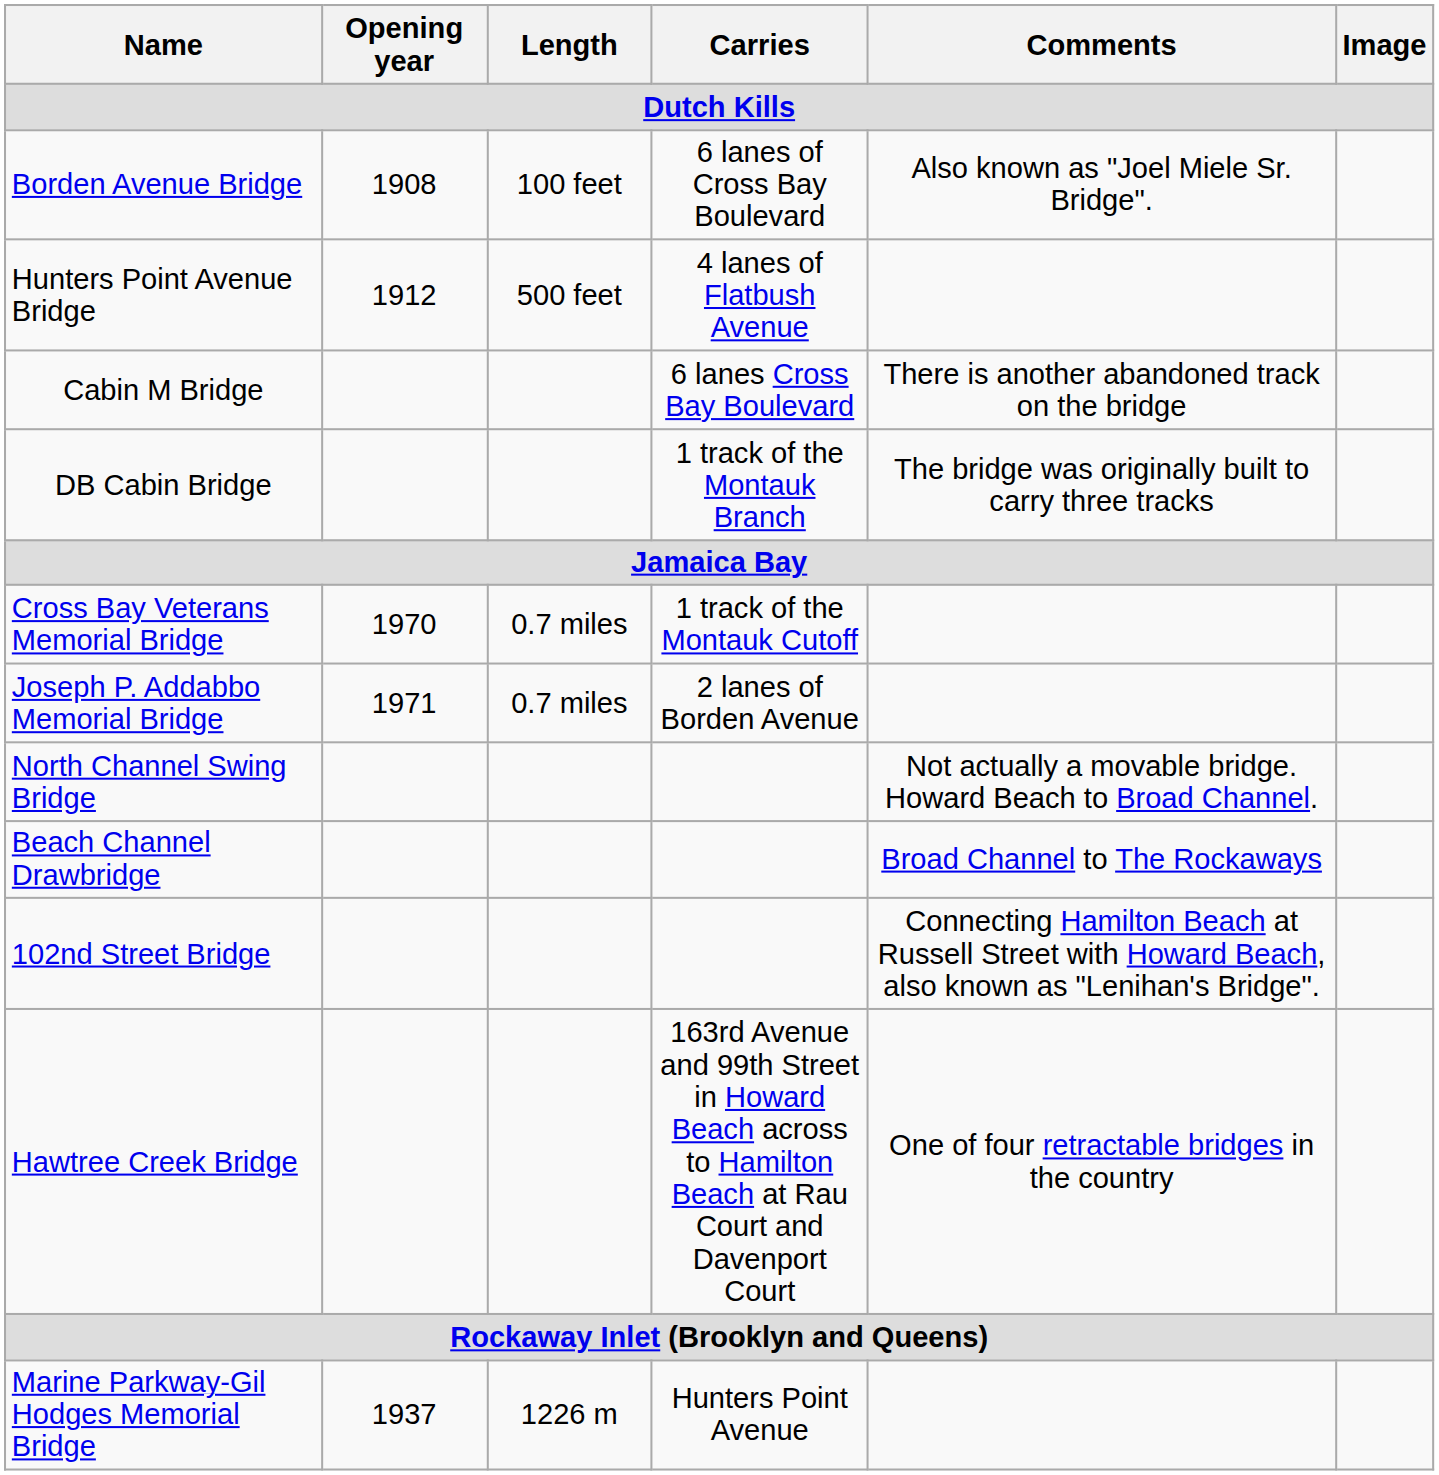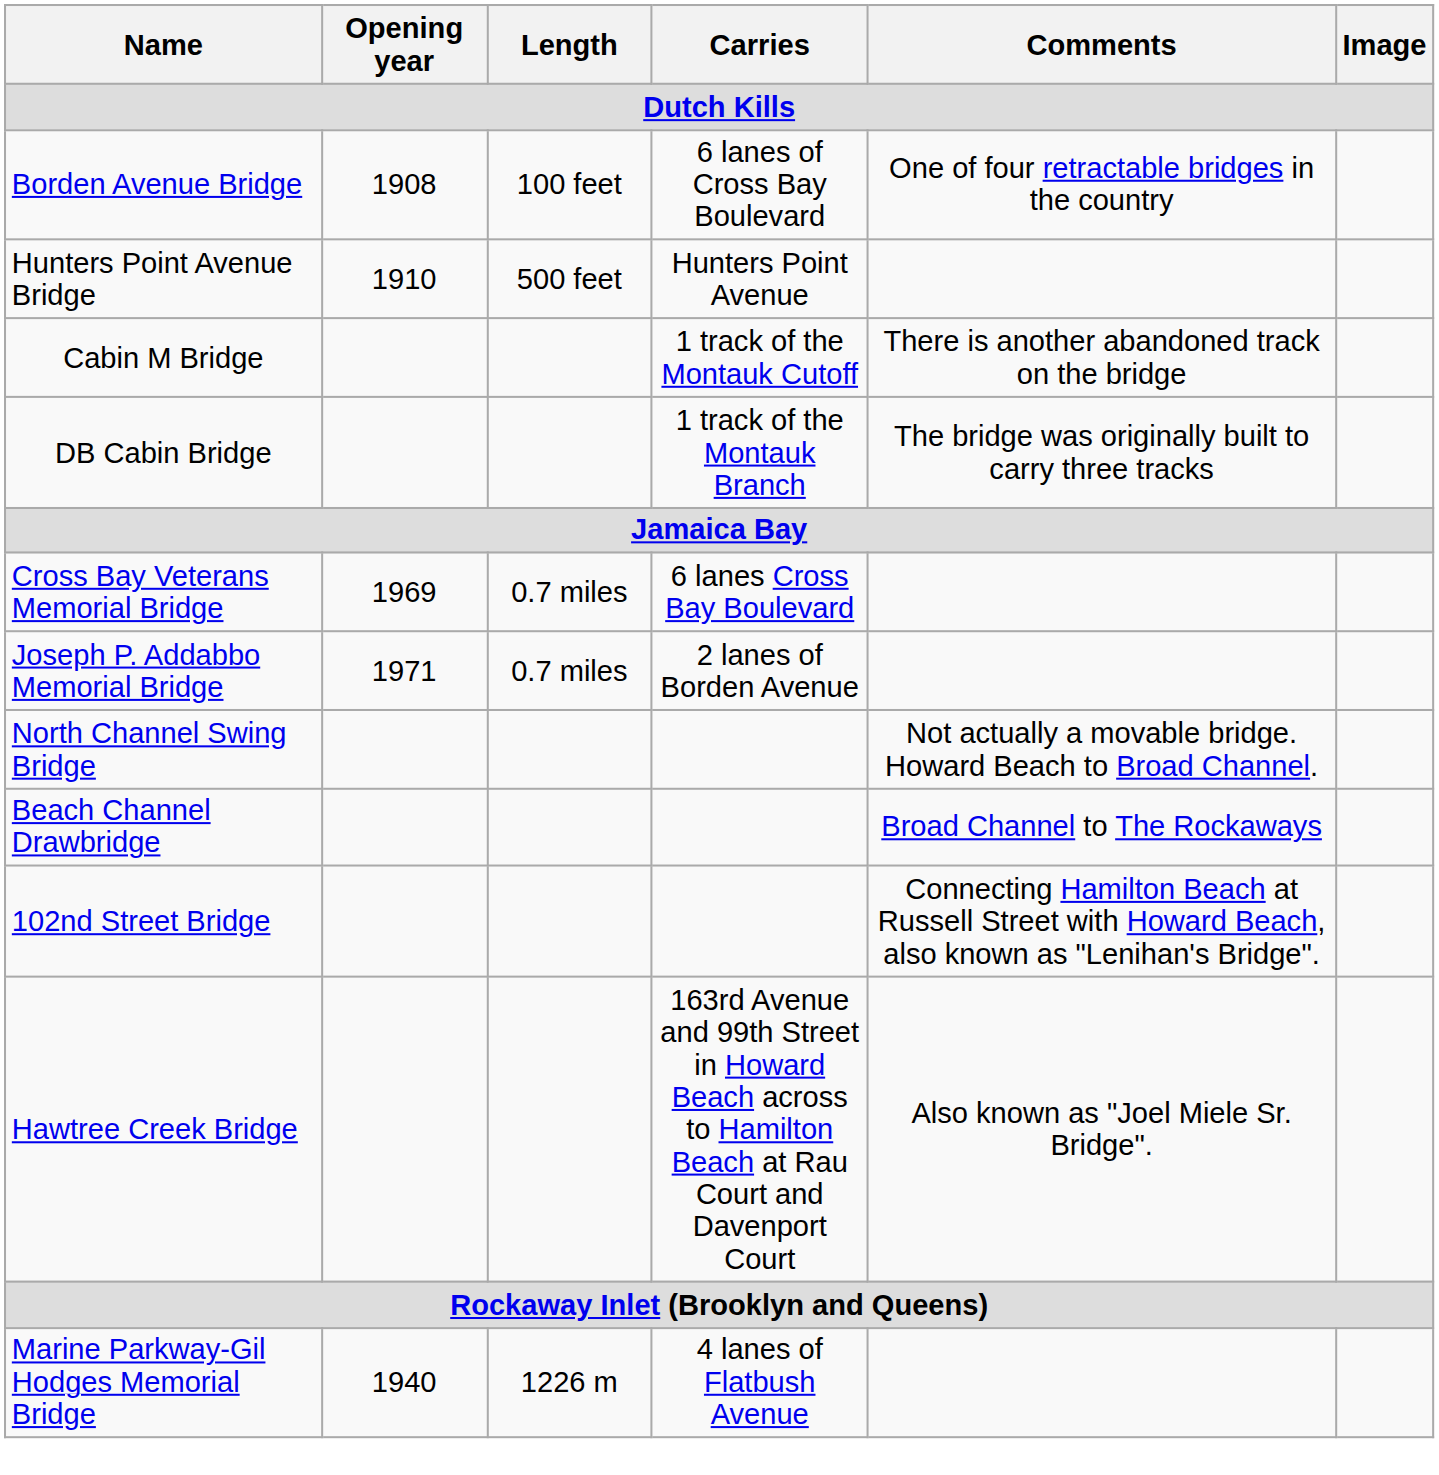(1102, 185) Also known as "Joel Miele Sr. Bridge". -> (1102, 185) One of four retractable bridges in the country
(404, 296) 1912 -> (404, 279) 1910
(760, 296) 4 lanes of Flatbush Avenue -> (760, 279) Hunters Point Avenue
(760, 390) 6 lanes Cross Bay Boulevard -> (760, 358) 1 track of the Montauk Cutoff
(404, 625) 1970 -> (404, 592) 1969
(760, 625) 1 track of the Montauk Cutoff -> (760, 592) 6 lanes Cross Bay Boulevard
(1102, 1162) One of four retractable bridges in the country -> (1102, 1129) Also known as "Joel Miele Sr. Bridge".
(404, 1415) 1937 -> (404, 1383) 1940
(760, 1415) Hunters Point Avenue -> (760, 1383) 4 lanes of Flatbush Avenue
